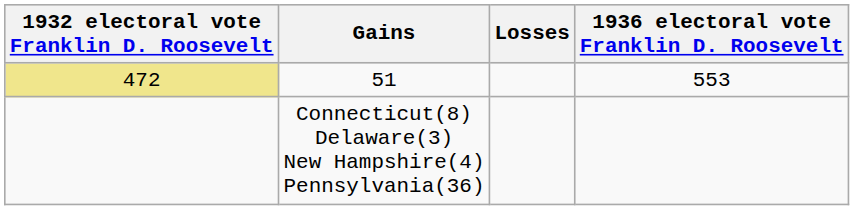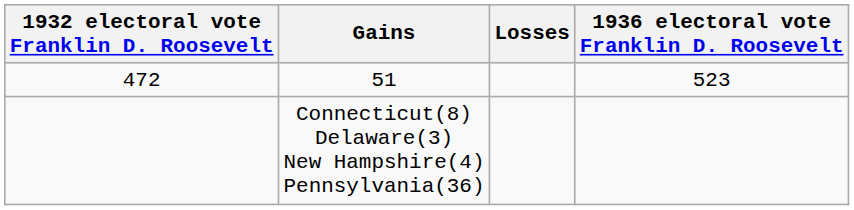(142, 80) khaki background -> (142, 80) no background
(712, 80) 553 -> (712, 80) 523
